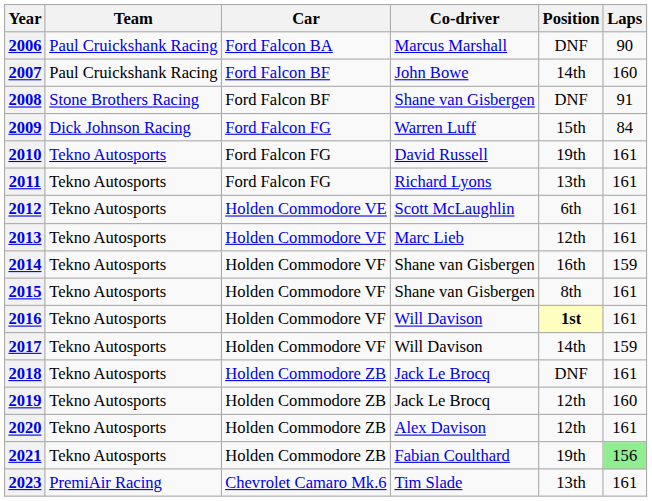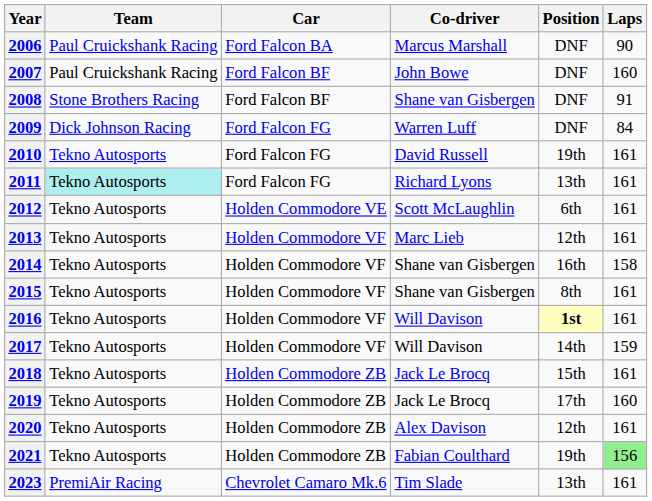(571, 72) 14th -> (571, 72) DNF
(571, 127) 15th -> (571, 127) DNF
(108, 182) no background -> (108, 182) paleturquoise background
(625, 264) 159 -> (625, 264) 158
(571, 373) DNF -> (571, 373) 15th
(571, 400) 12th -> (571, 400) 17th
